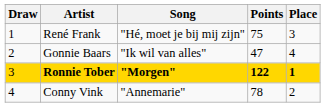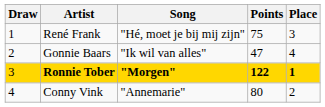(257, 92) 78 -> (257, 92) 80
